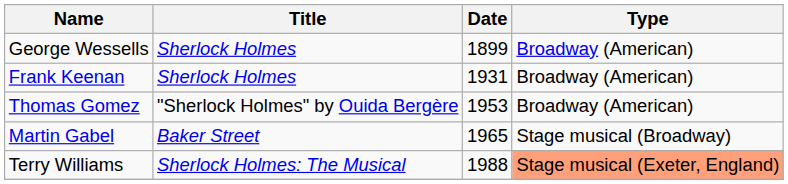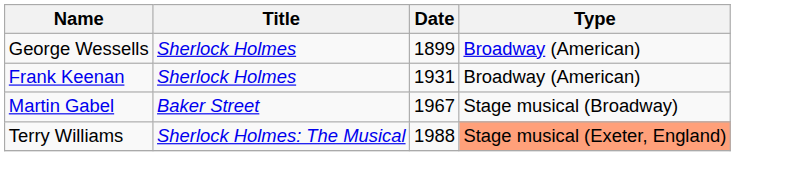- row: (74, 106)
(487, 135) 1965 -> (434, 106) 1967
